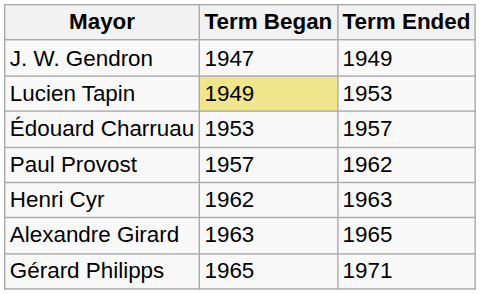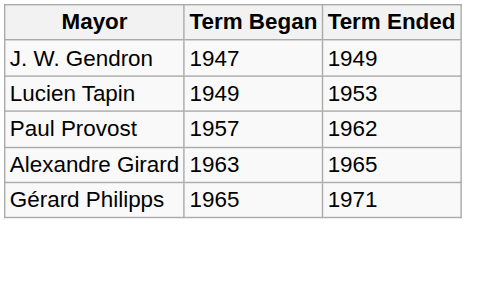(229, 93) khaki background -> (214, 93) no background
- row: (102, 128)
- row: (57, 199)
